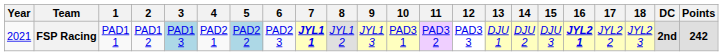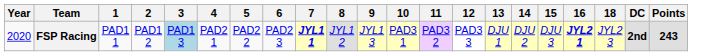- column: (610, 13)
(19, 36) 2021 -> (19, 36) 2020
(247, 36) lightblue background -> (247, 36) no background
(699, 36) 242 -> (669, 36) 243
